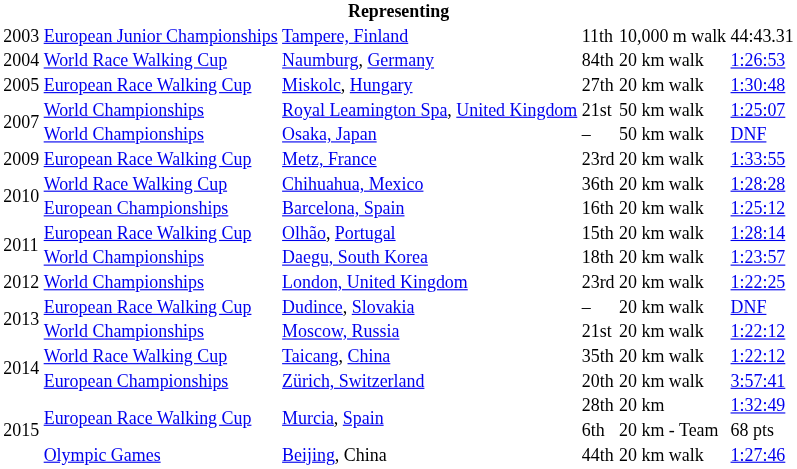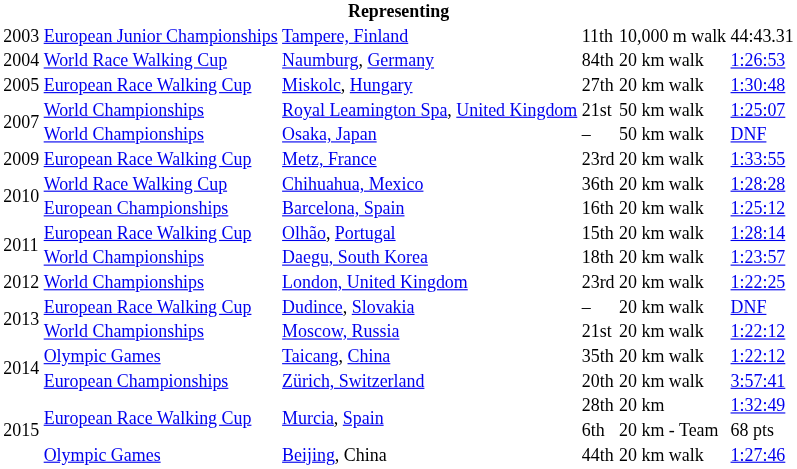(135, 356) World Race Walking Cup -> (102, 356) Olympic Games
